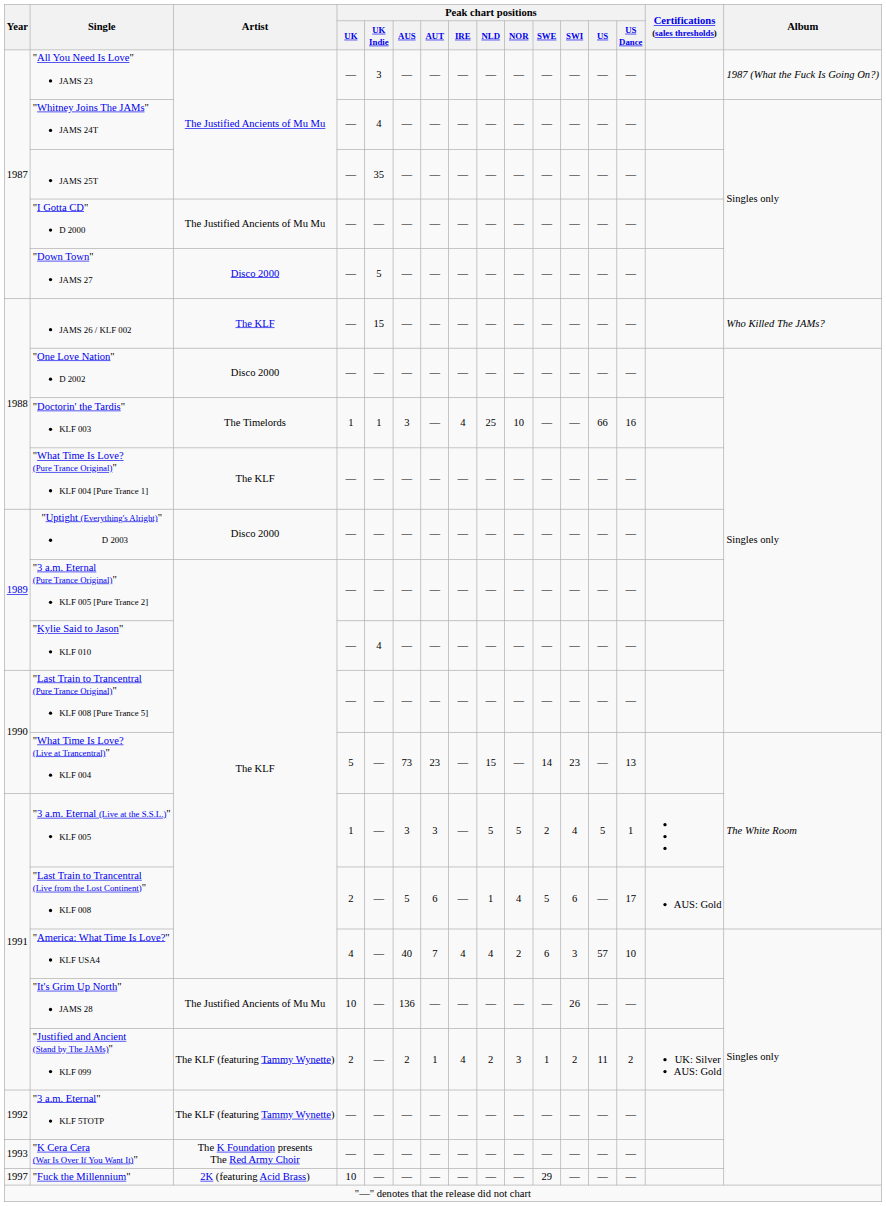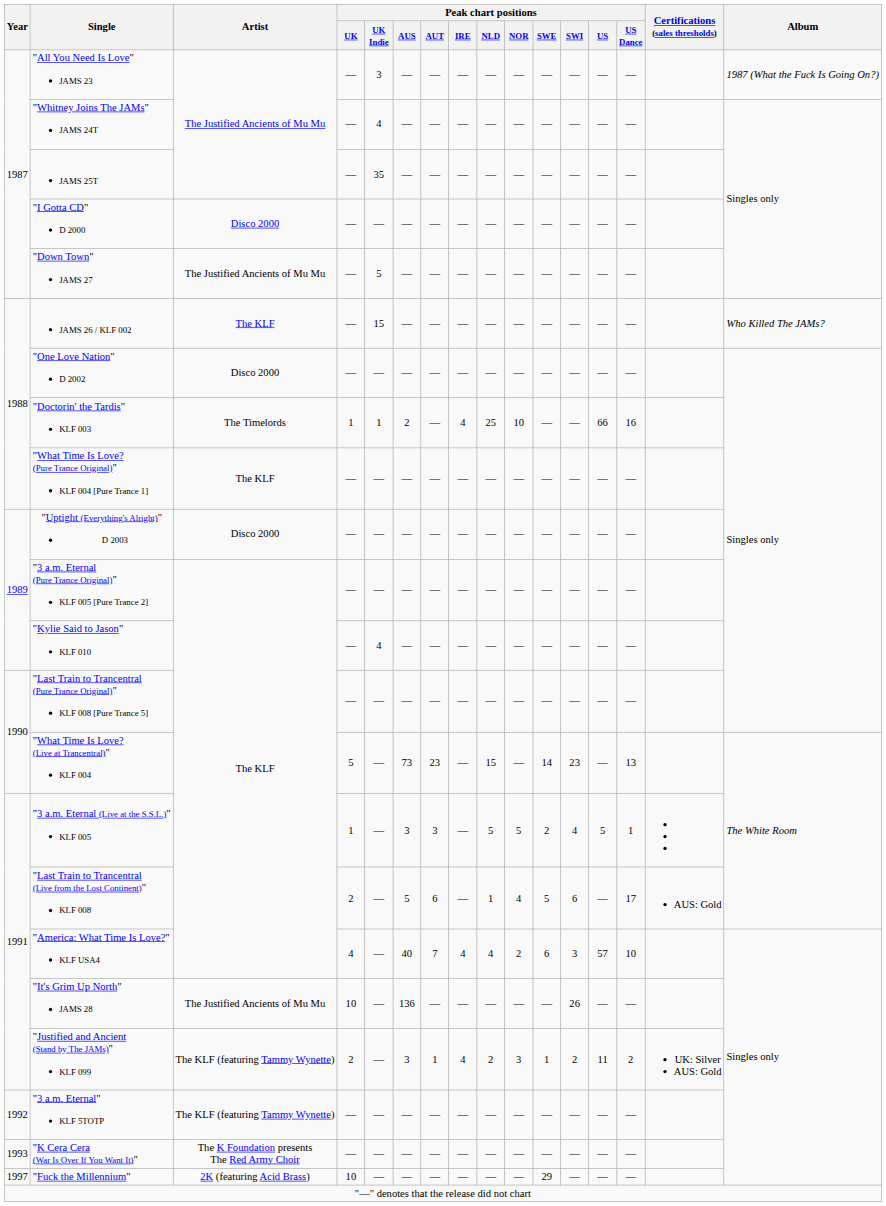(255, 223) The Justified Ancients of Mu Mu -> (255, 223) Disco 2000
(255, 273) Disco 2000 -> (255, 273) The Justified Ancients of Mu Mu
(407, 422) 3 -> (407, 422) 2
(407, 1059) 2 -> (407, 1059) 3
